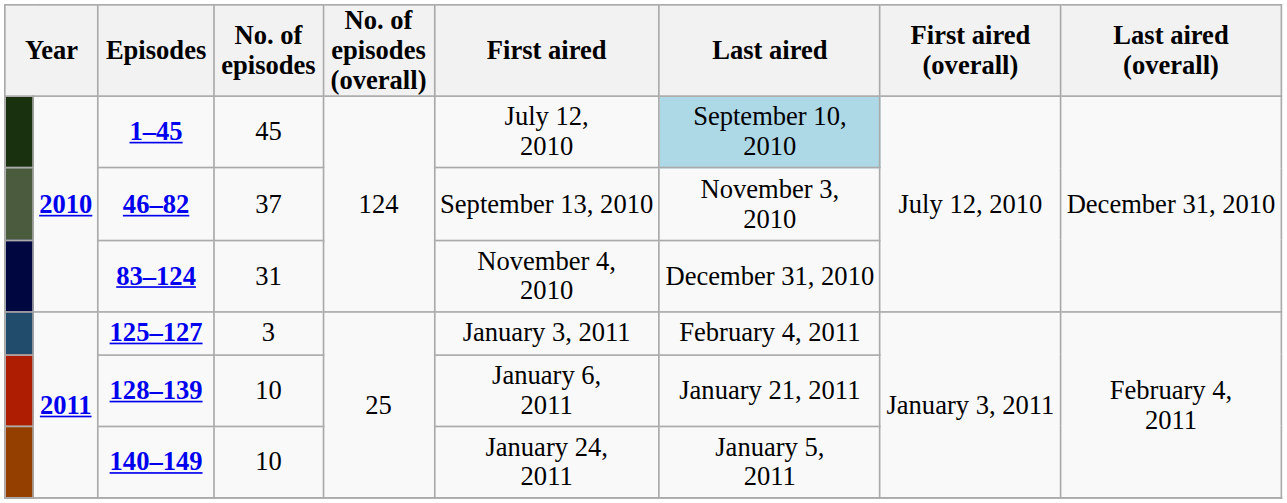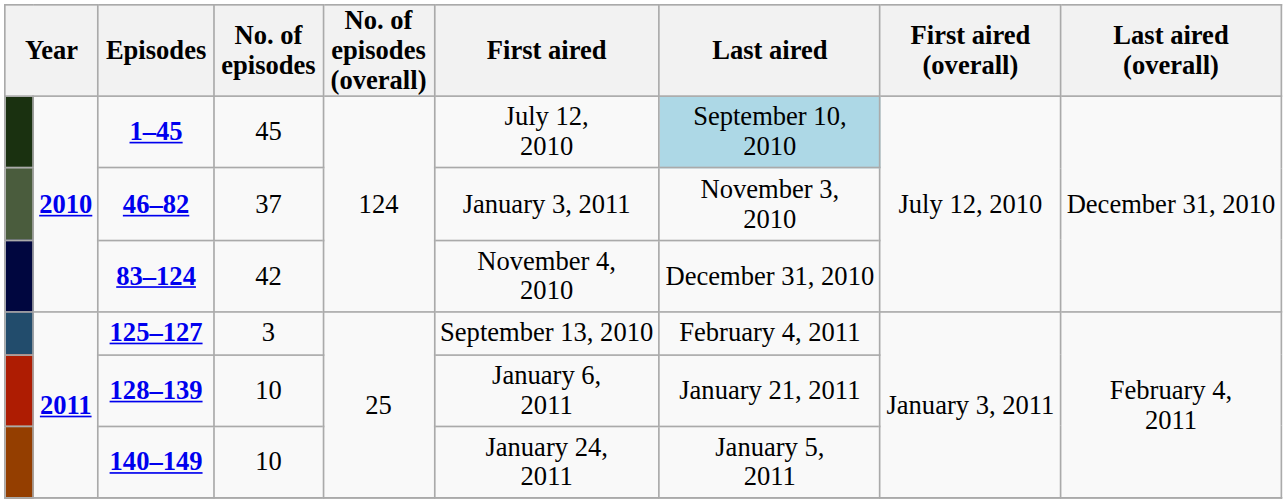(547, 203) September 13, 2010 -> (547, 203) January 3, 2011
(268, 275) 31 -> (268, 275) 42
(547, 332) January 3, 2011 -> (547, 332) September 13, 2010
